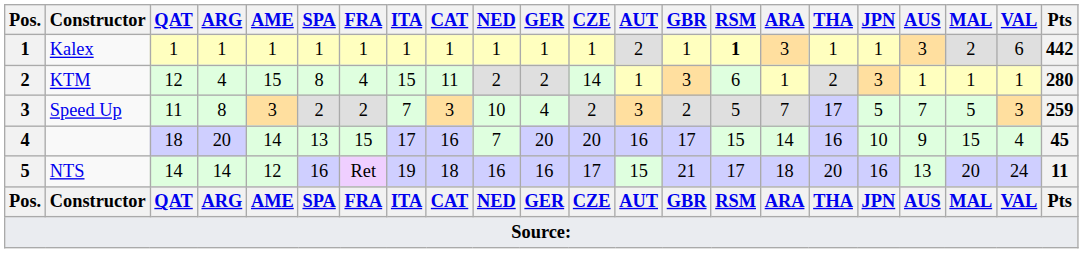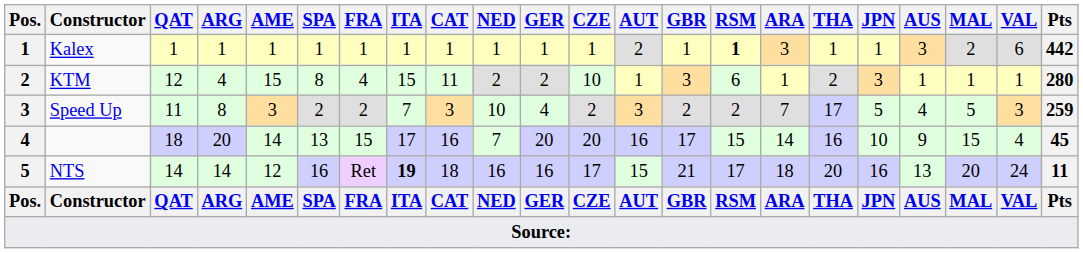(592, 79) 14 -> (592, 79) 10
(736, 110) 5 -> (736, 110) 2
(922, 110) 7 -> (922, 110) 4
(407, 170) normal -> (407, 170) bold
